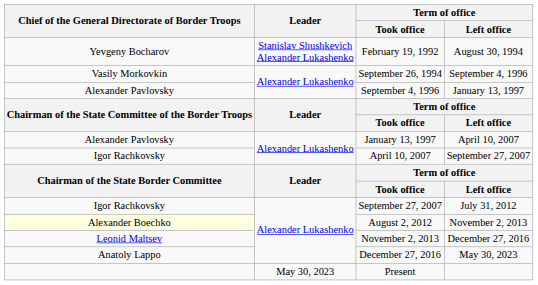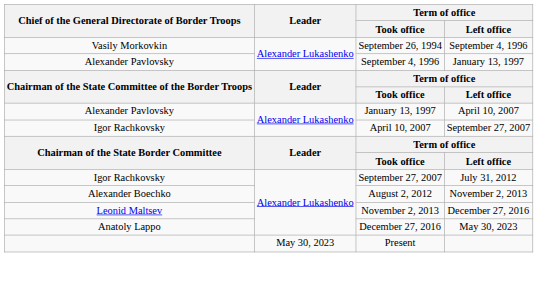- row: (400, 51)
(129, 222) lightyellow background -> (129, 194) no background
